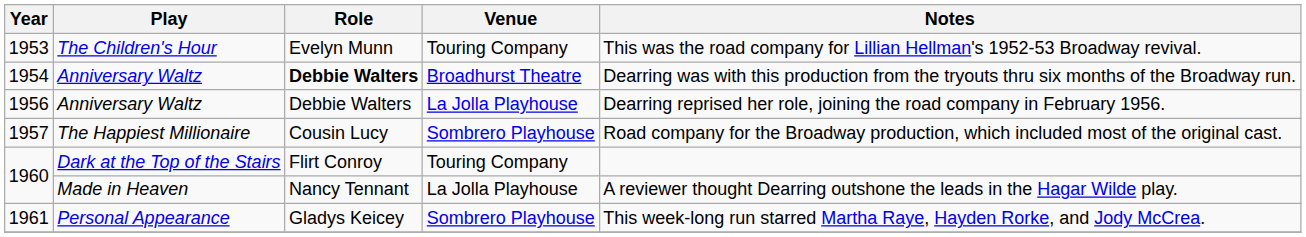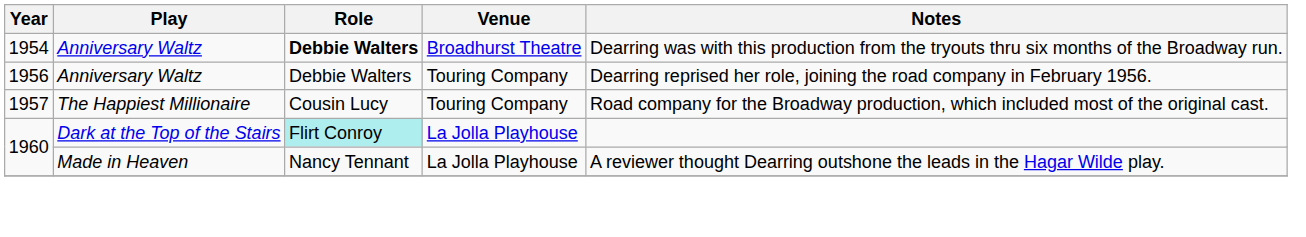- row: (29, 48)
(502, 105) La Jolla Playhouse -> (497, 76) Touring Company
(511, 133) Sombrero Playhouse -> (497, 105) Touring Company
(336, 161) no background -> (336, 133) paleturquoise background
(497, 161) Touring Company -> (502, 133) La Jolla Playhouse
- row: (29, 218)
